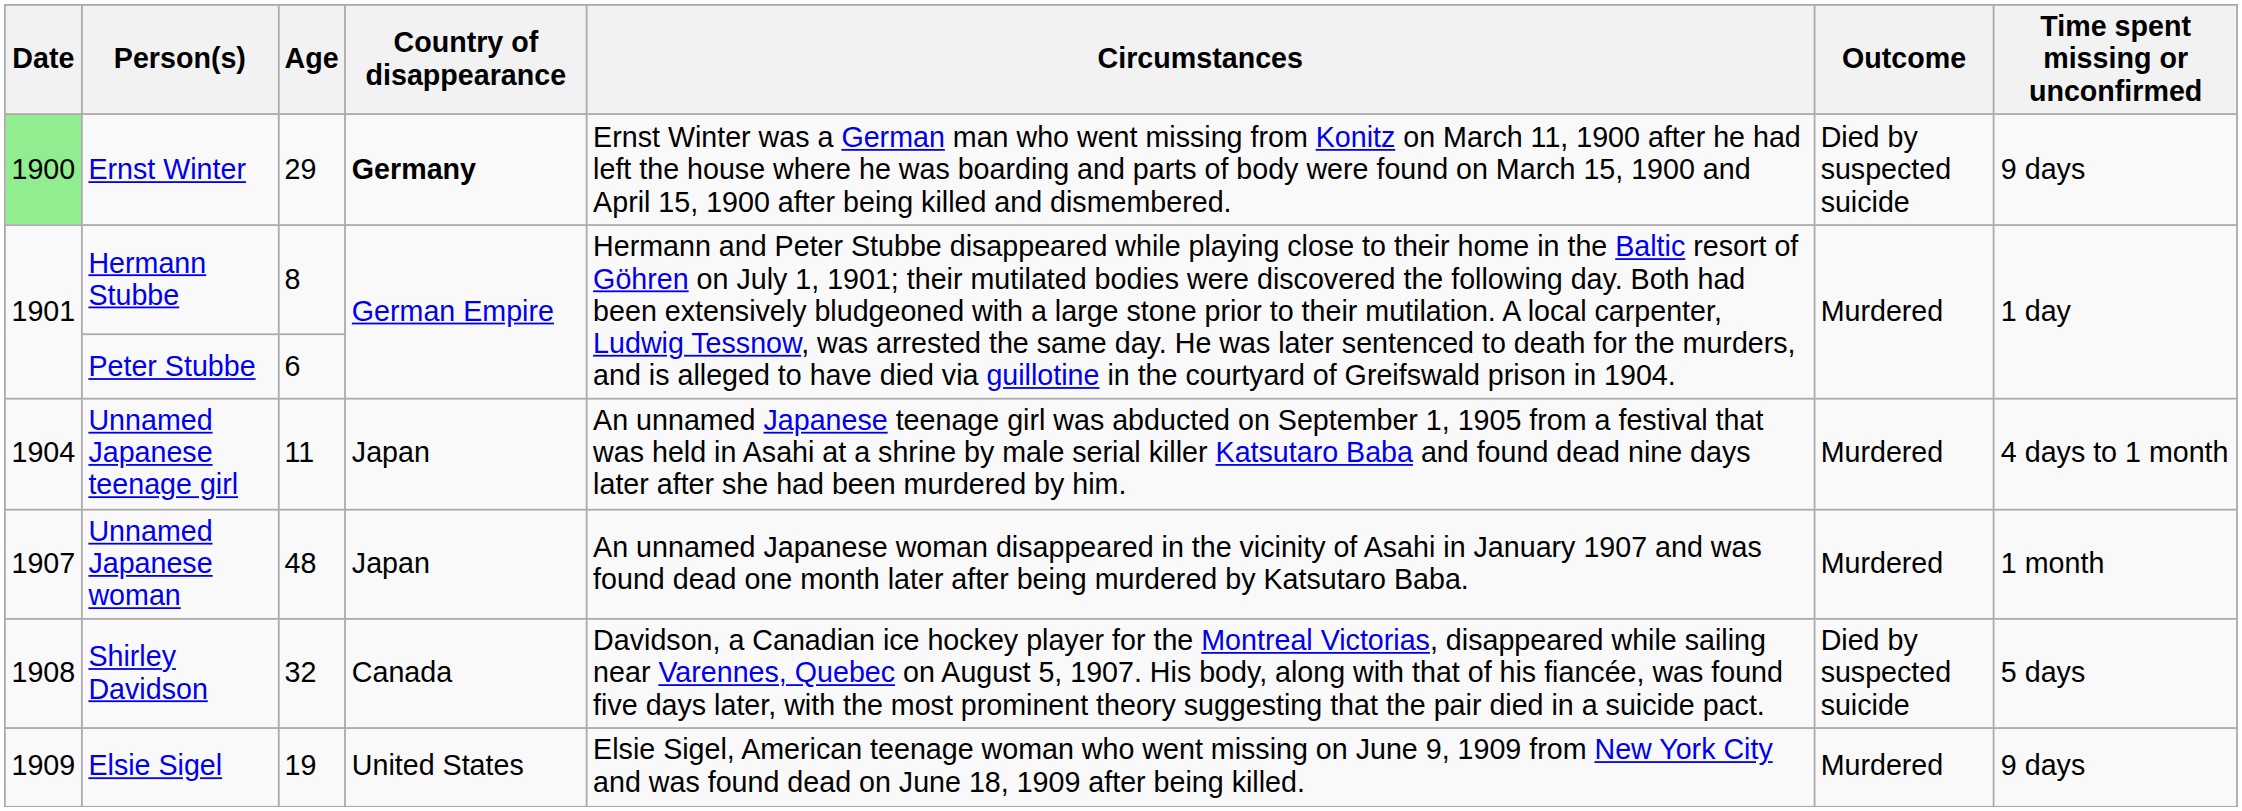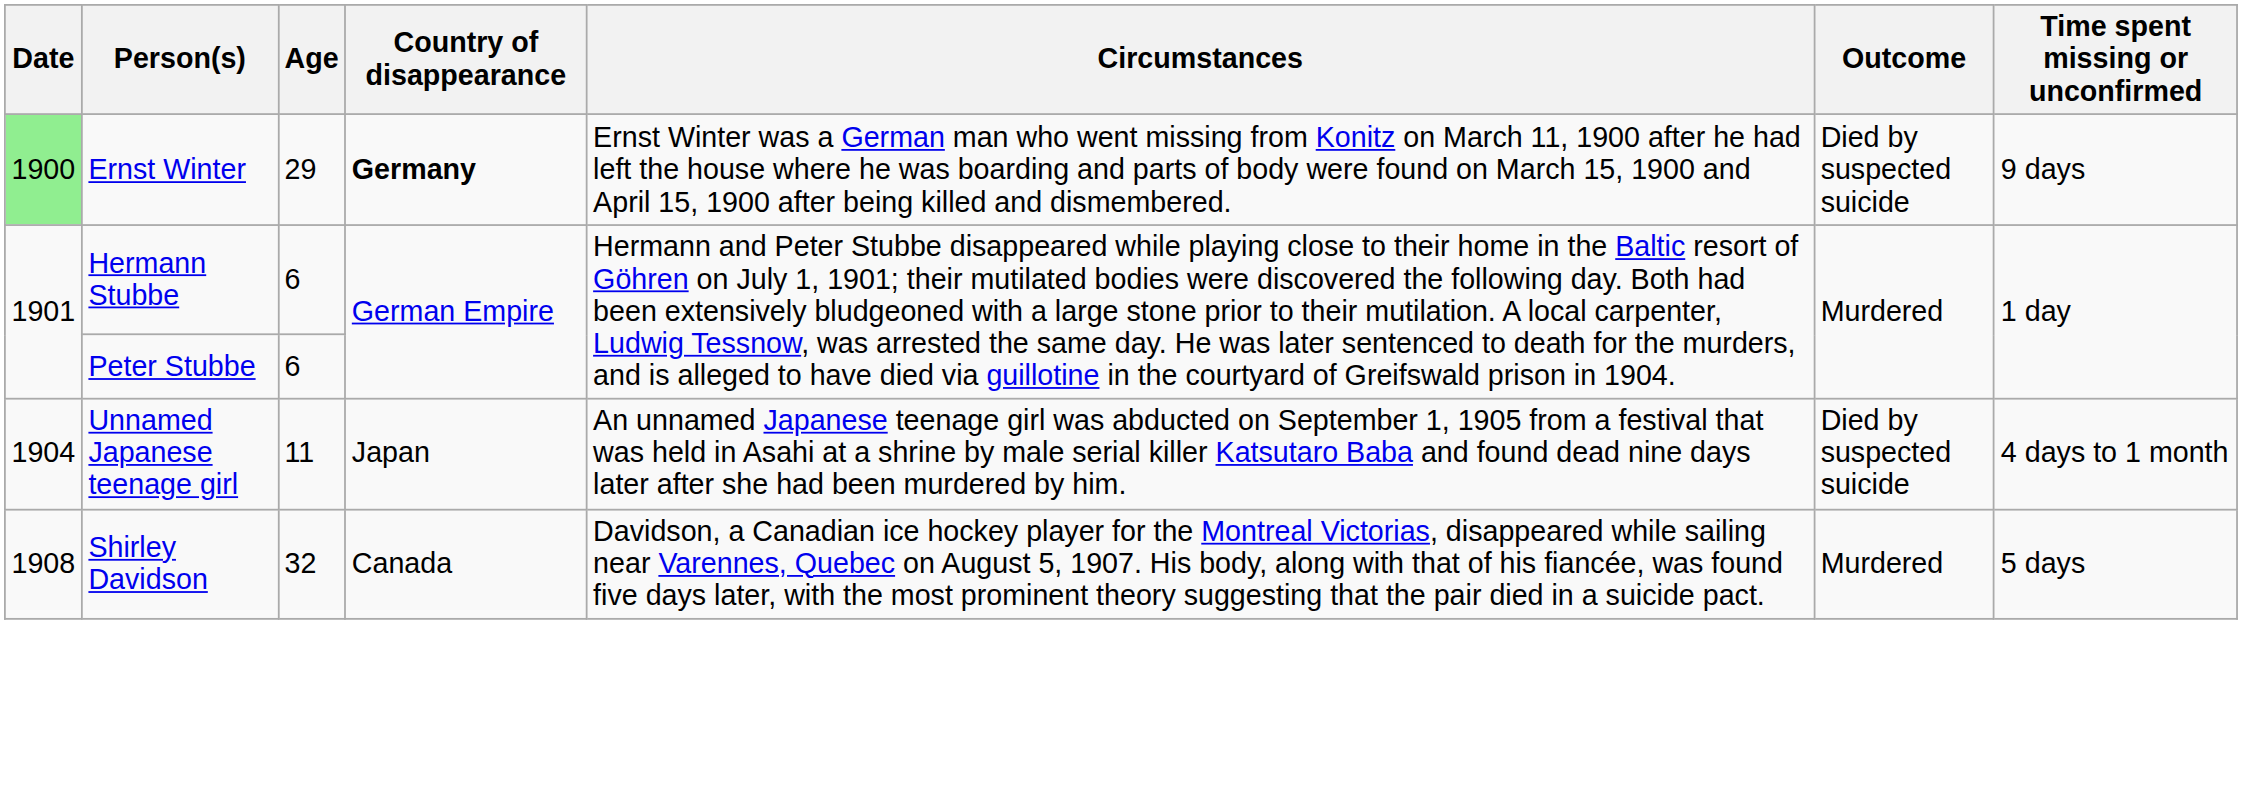(292, 279) 8 -> (292, 279) 6
(1882, 453) Murdered -> (1886, 453) Died by suspected suicide
- row: (151, 563)
(1886, 673) Died by suspected suicide -> (1882, 563) Murdered
- row: (155, 766)
